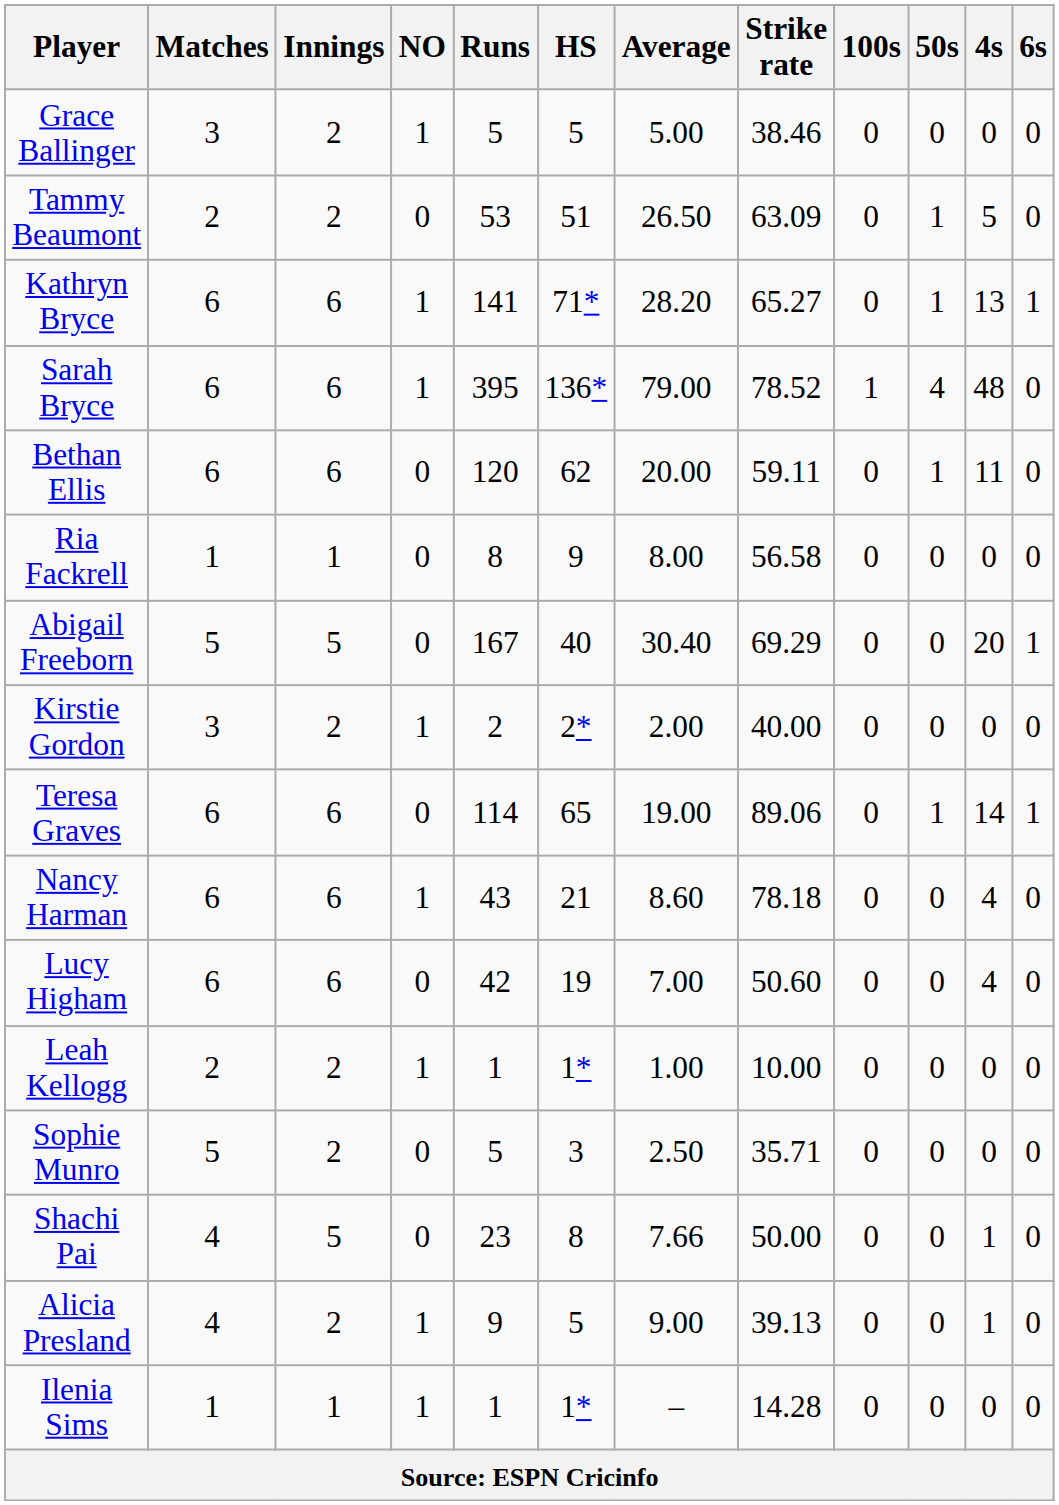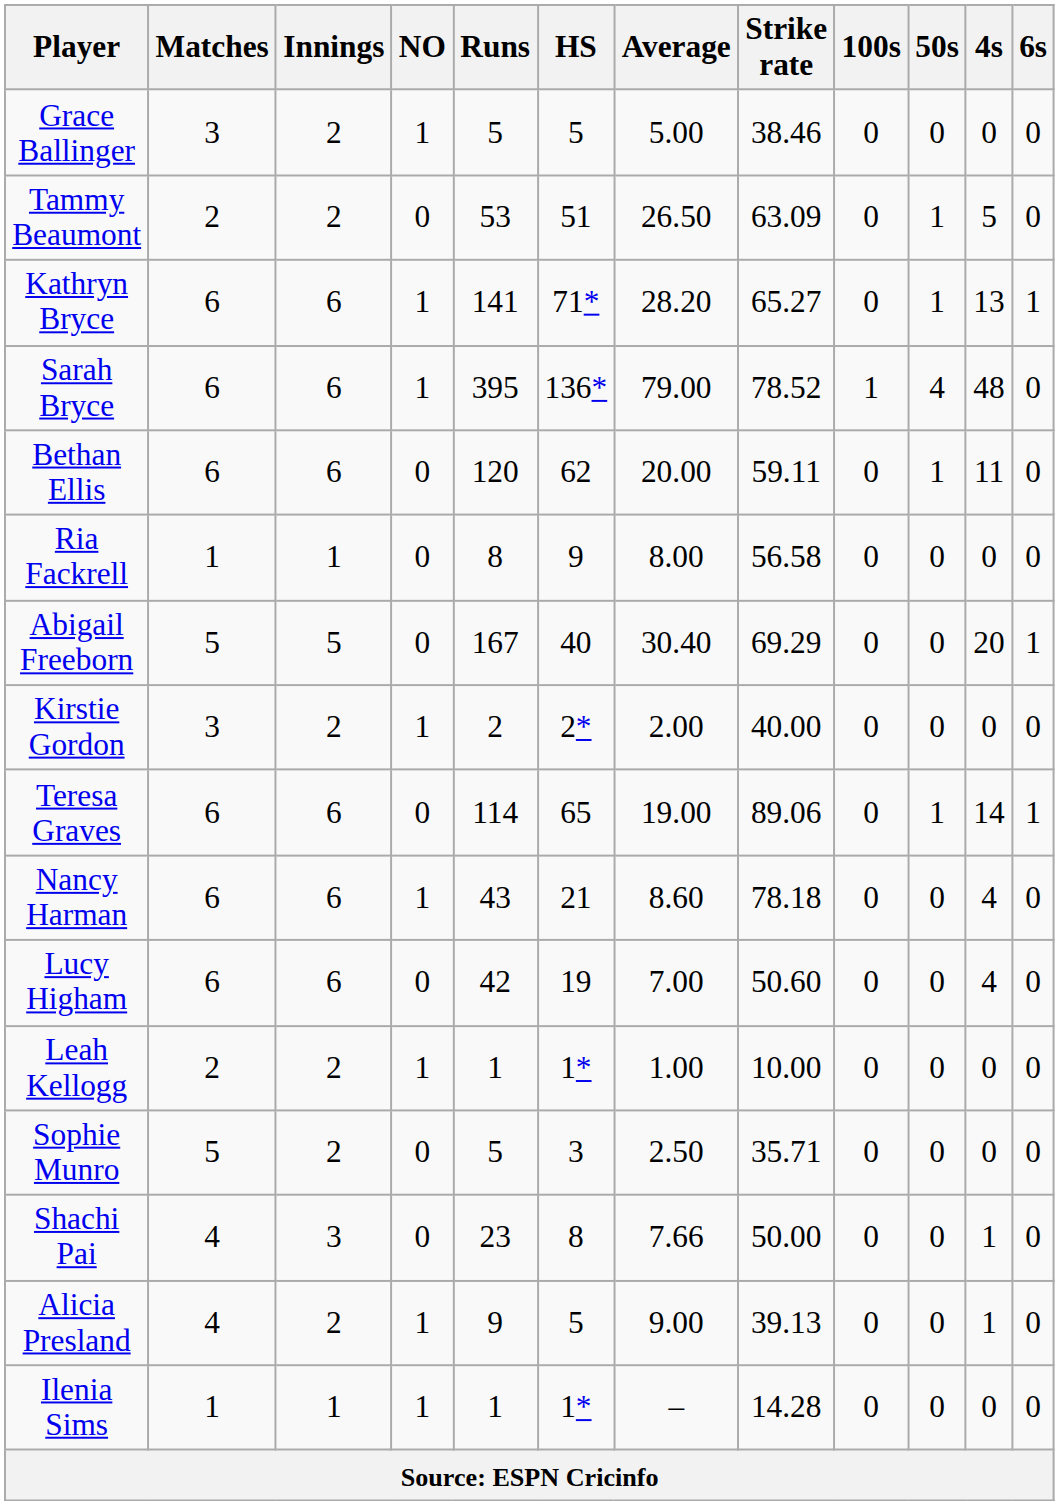(334, 1237) 5 -> (334, 1237) 3
